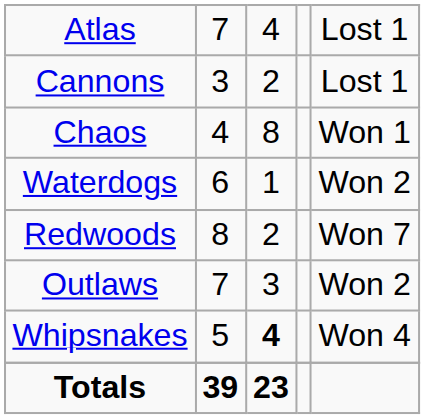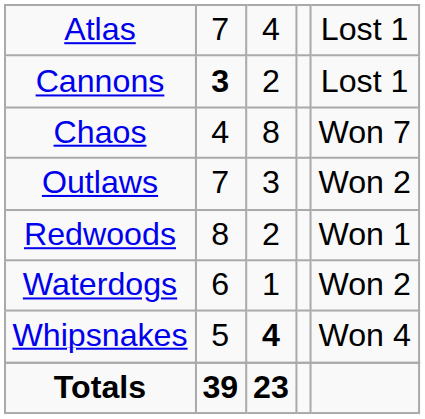(220, 81) normal -> (220, 81) bold
(365, 132) Won 1 -> (365, 132) Won 7
rows swapped: (100, 285) <-> (100, 183)
(365, 234) Won 7 -> (365, 234) Won 1
